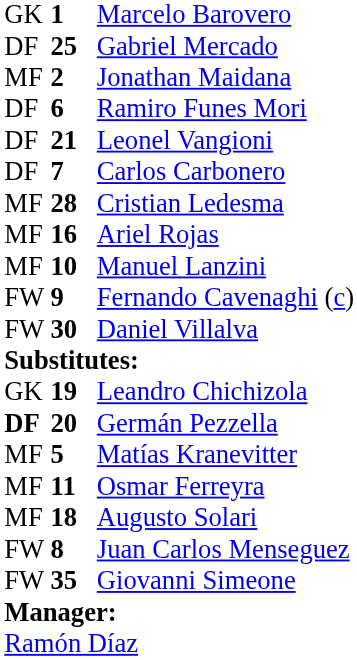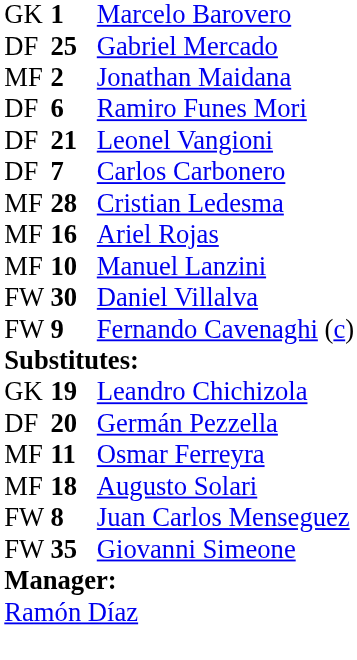rows swapped: (177, 328) <-> (225, 297)
(22, 423) bold -> (21, 423) normal
- row: (197, 454)
